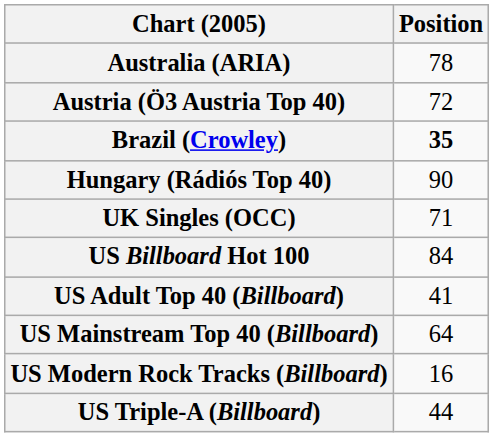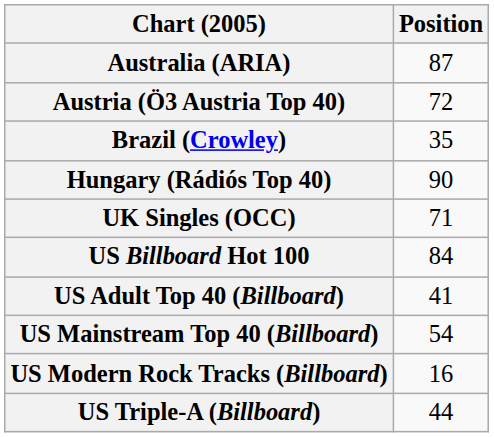(441, 62) 78 -> (441, 62) 87
(441, 140) bold -> (441, 140) normal
(441, 334) 64 -> (441, 334) 54
